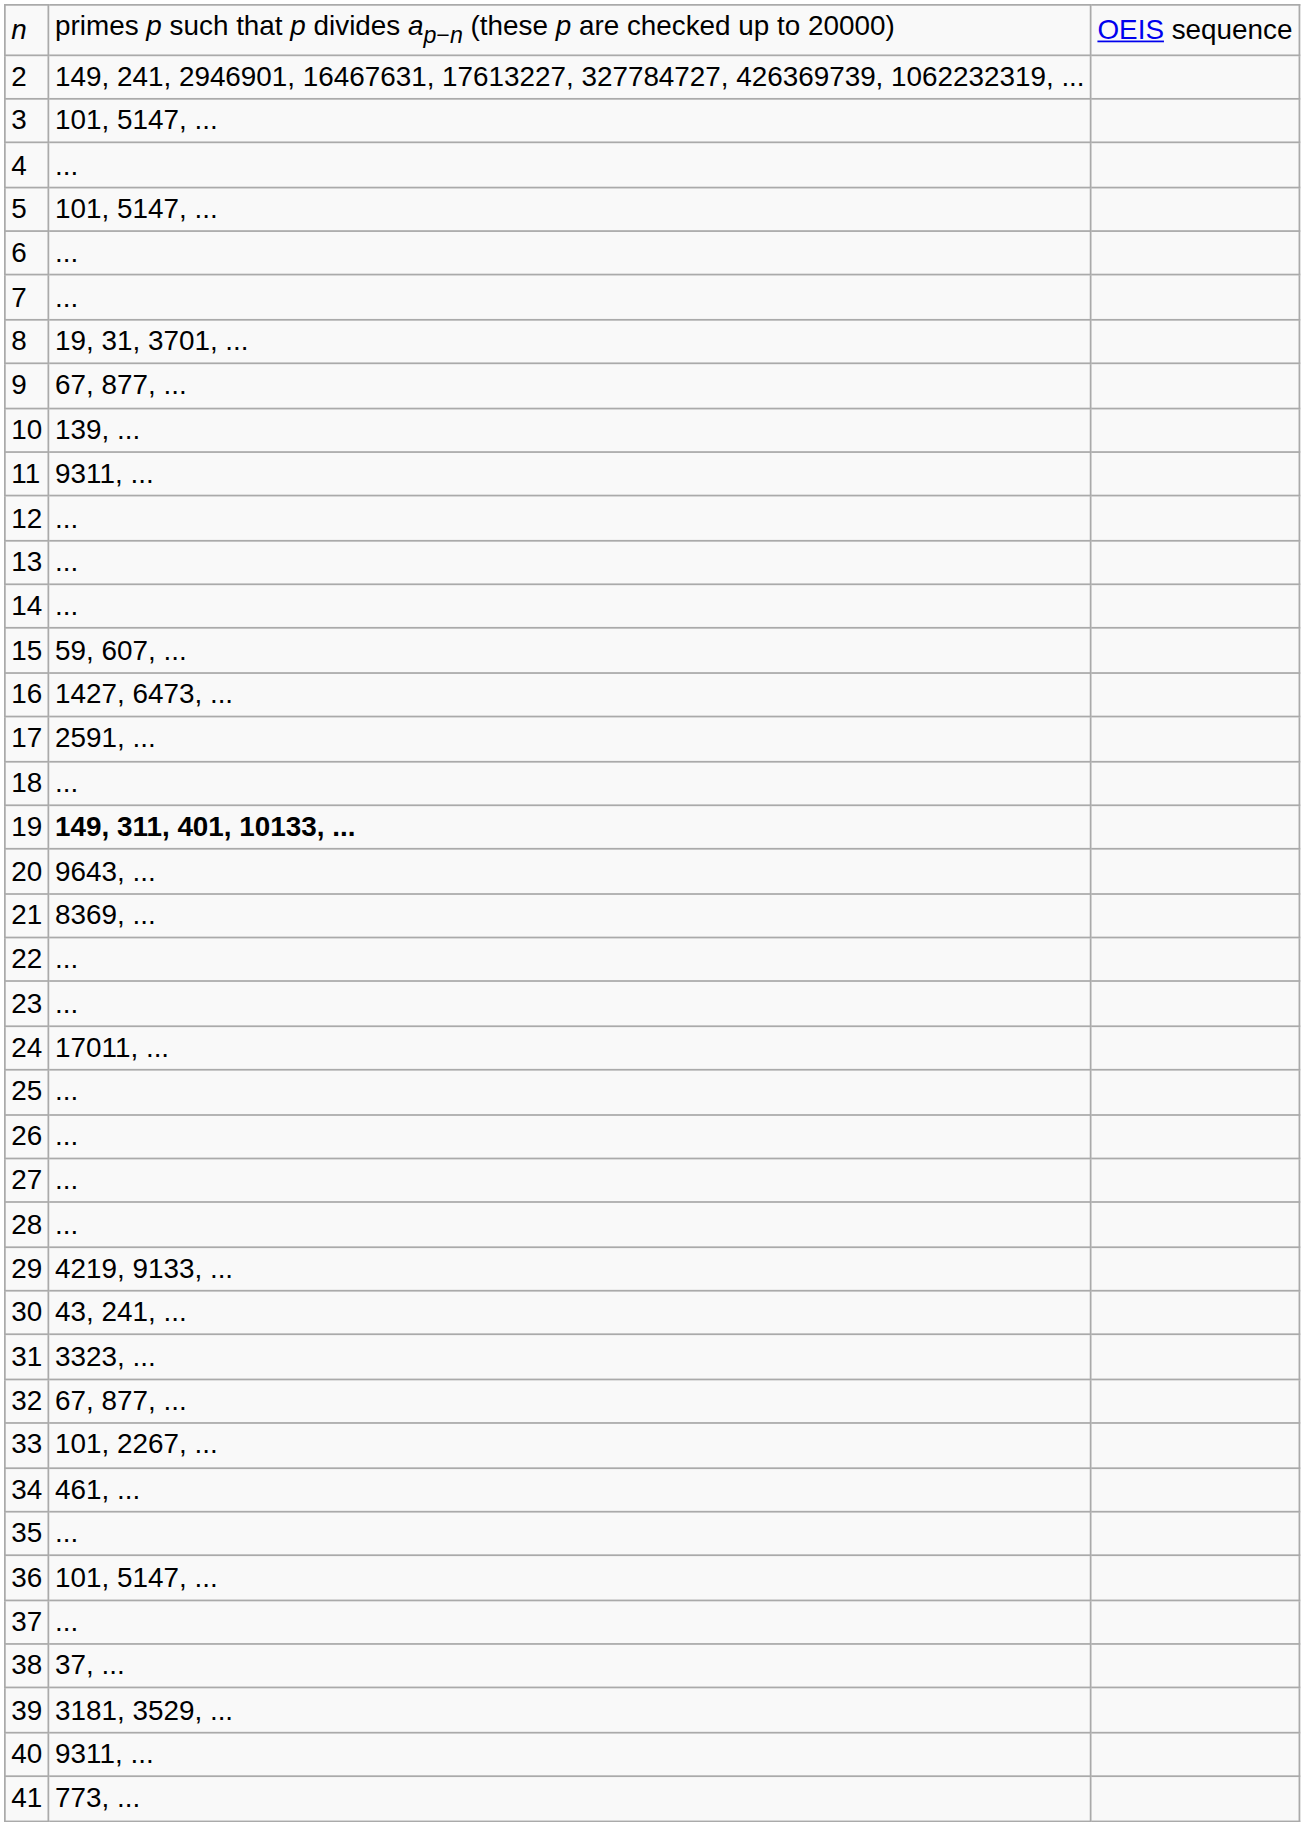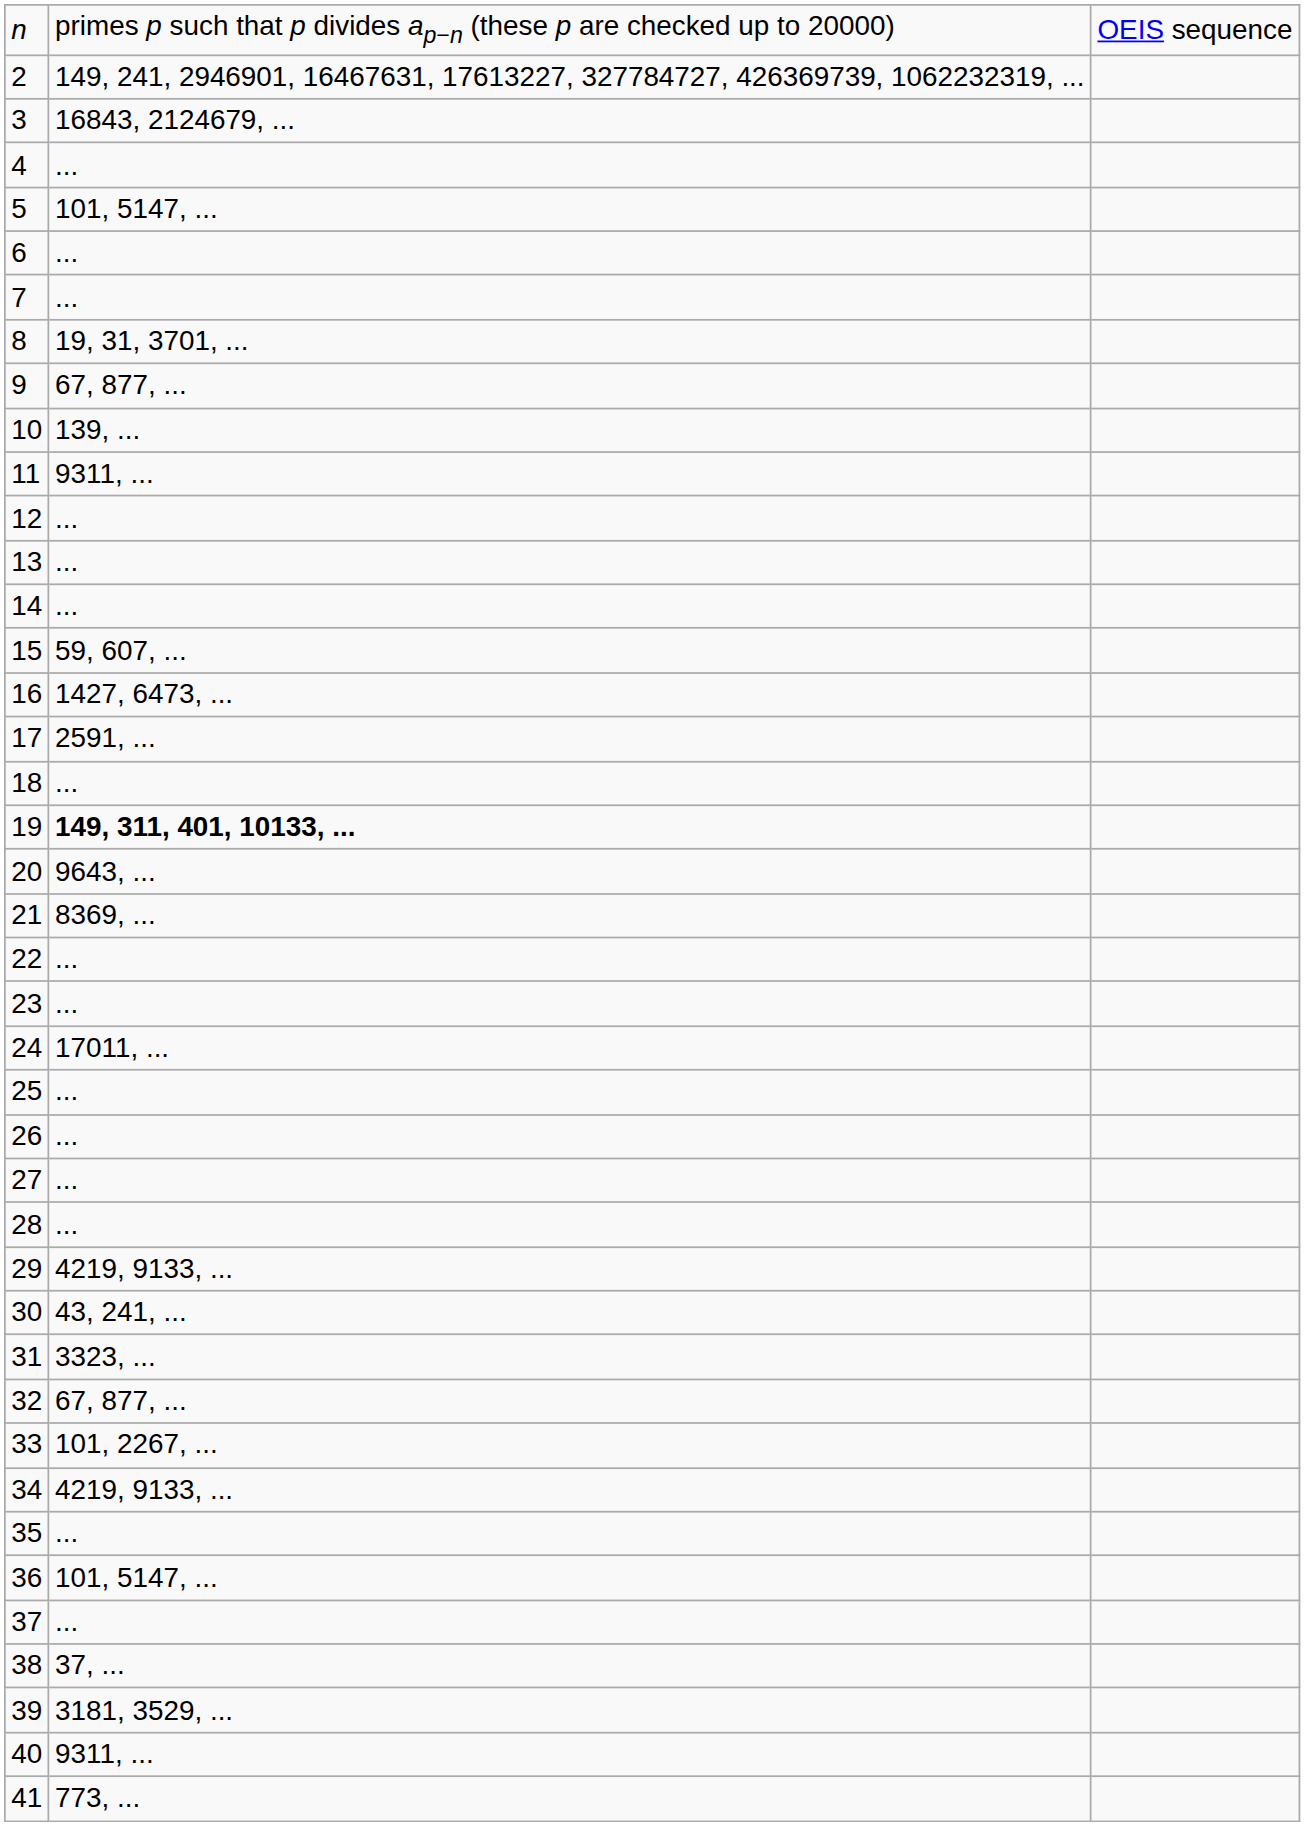(136, 120) 101, 5147, ... -> (175, 120) 16843, 2124679, ...
(98, 1489) 461, ... -> (144, 1489) 4219, 9133, ...
